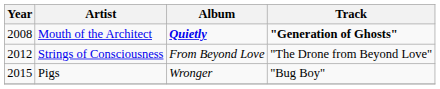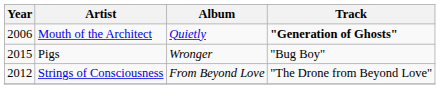(20, 34) 2008 -> (20, 34) 2006
(188, 34) bold -> (188, 34) normal
rows swapped: (101, 53) <-> (49, 73)
